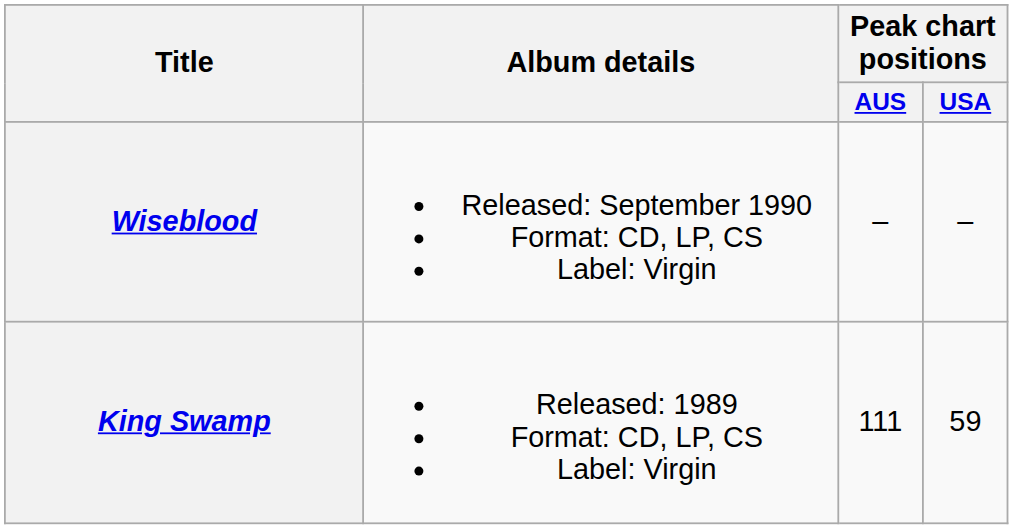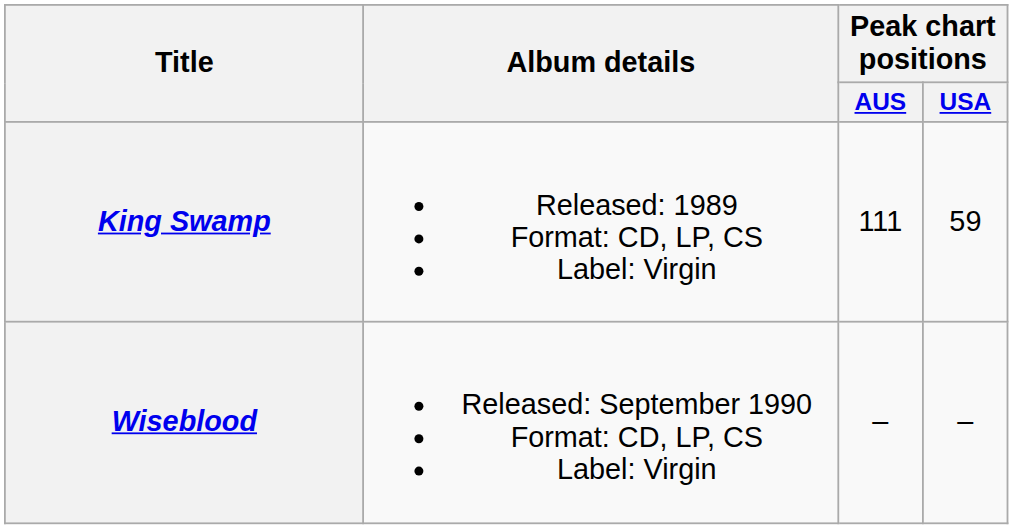rows swapped: (184, 421) <-> (184, 221)
